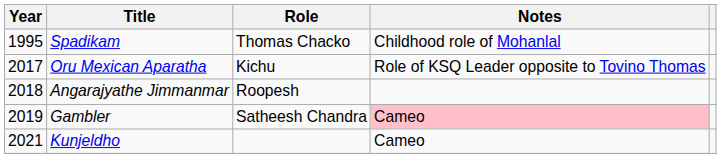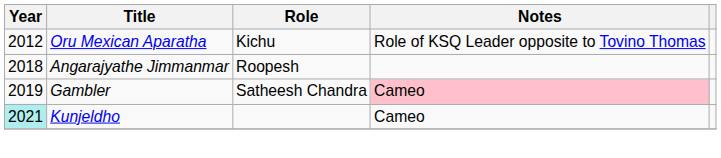- row: (85, 41)
(26, 66) 2017 -> (26, 41) 2012
(26, 141) no background -> (26, 116) paleturquoise background
